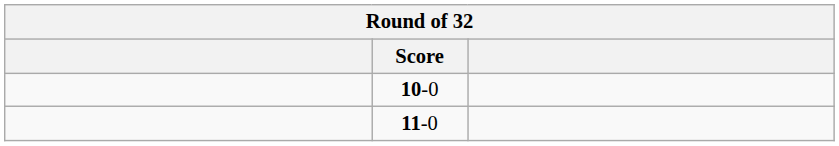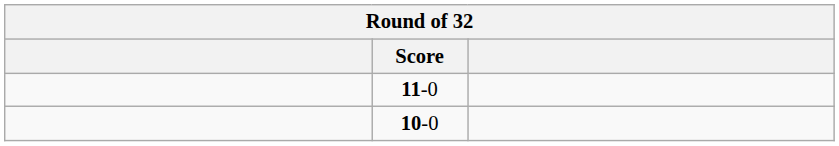rows swapped: (420, 123) <-> (420, 89)
